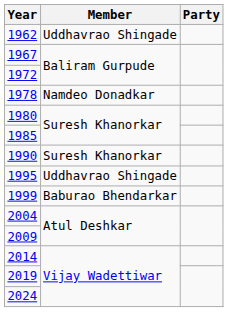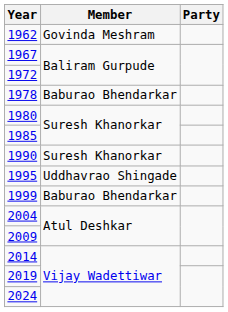(110, 35) Uddhavrao Shingade -> (99, 35) Govinda Meshram
(99, 95) Namdeo Donadkar -> (110, 95) Baburao Bhendarkar
